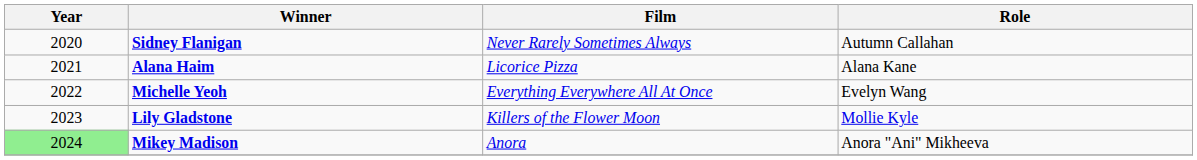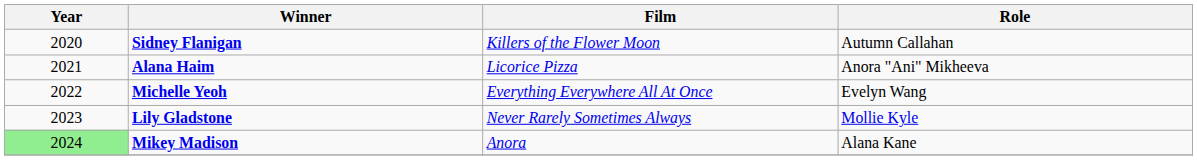(589, 42) Never Rarely Sometimes Always -> (573, 42) Killers of the Flower Moon
(879, 67) Alana Kane -> (915, 67) Anora "Ani" Mikheeva
(573, 117) Killers of the Flower Moon -> (589, 117) Never Rarely Sometimes Always
(915, 142) Anora "Ani" Mikheeva -> (879, 142) Alana Kane
